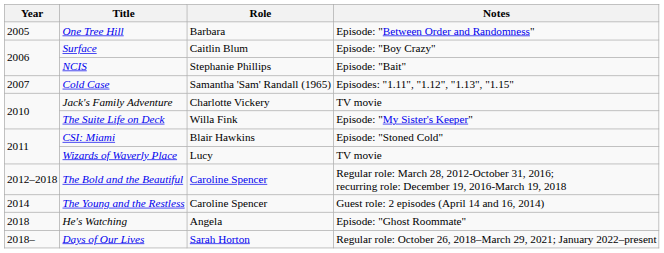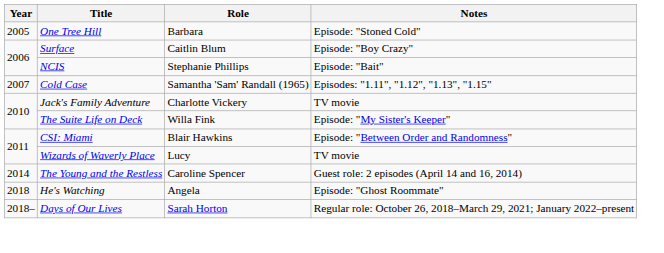(435, 31) Episode: "Between Order and Randomness" -> (367, 31) Episode: "Stoned Cold"
(390, 137) Episode: "Stoned Cold" -> (413, 137) Episode: "Between Order and Randomness"
- row: (123, 179)
